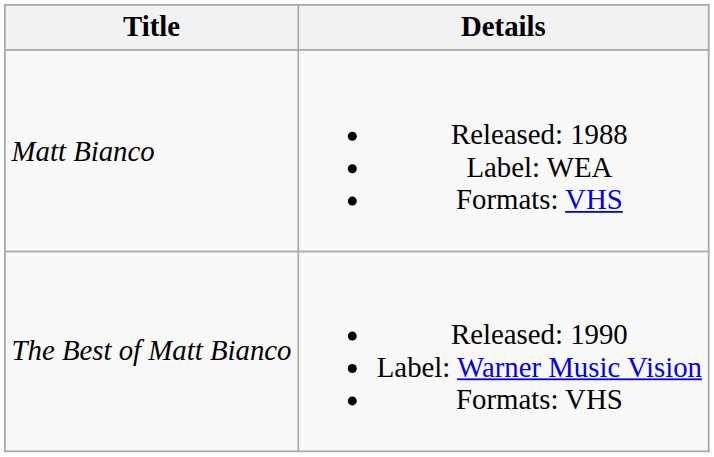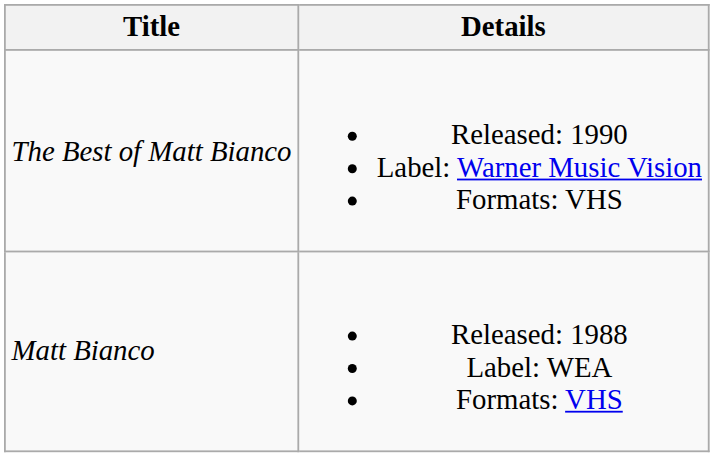rows swapped: (83, 150) <-> (152, 350)
